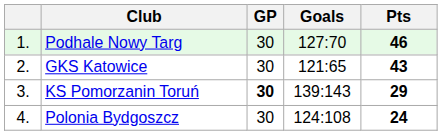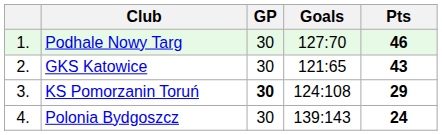(322, 92) 139:143 -> (322, 92) 124:108
(322, 117) 124:108 -> (322, 117) 139:143
